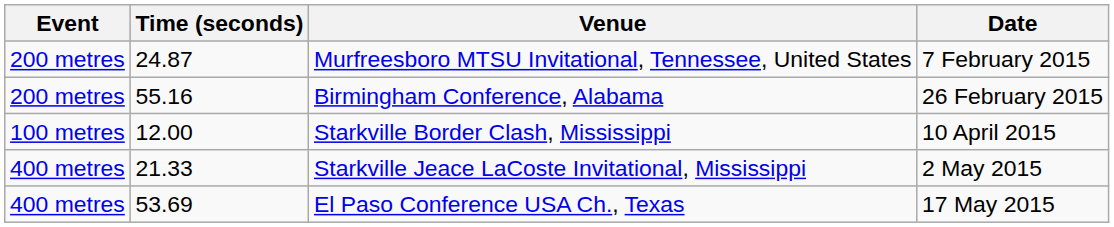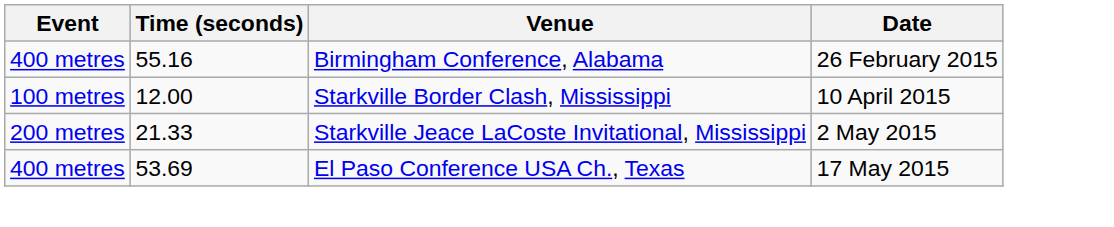- row: (613, 59)
(67, 96) 200 metres -> (67, 59) 400 metres
(67, 168) 400 metres -> (67, 132) 200 metres
